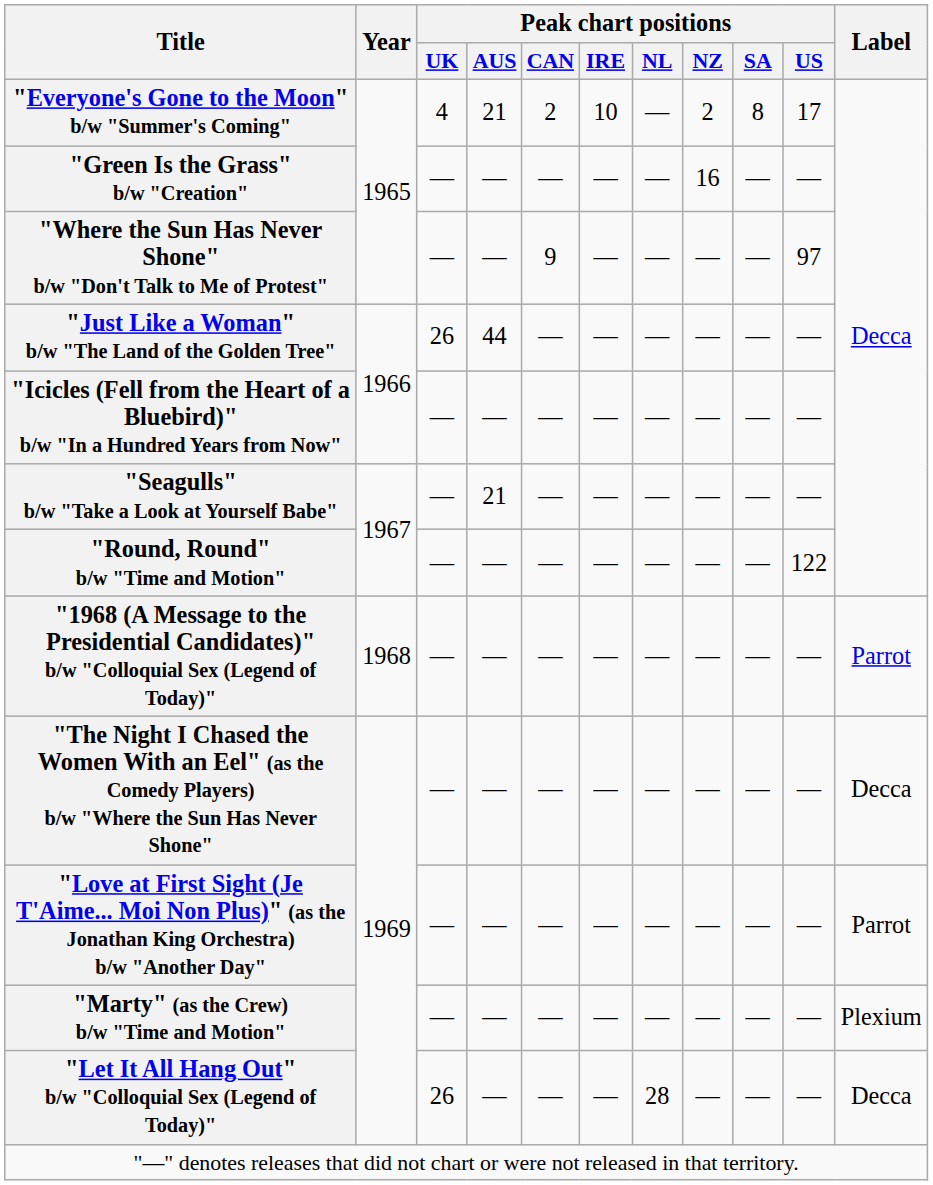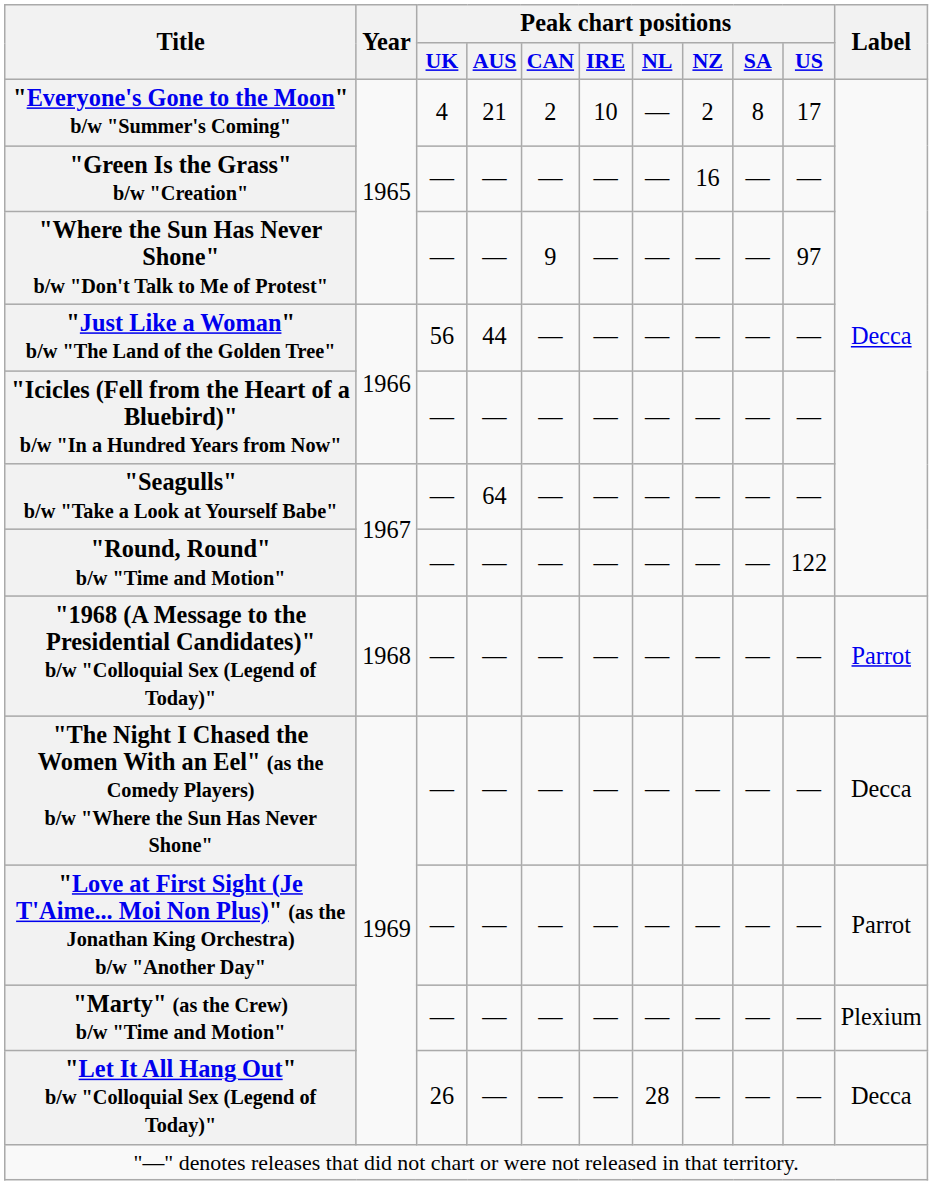(442, 337) 26 -> (442, 337) 56
(495, 496) 21 -> (495, 496) 64
